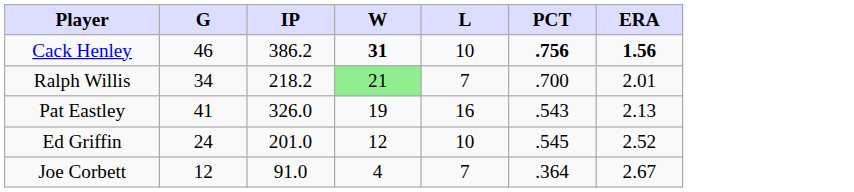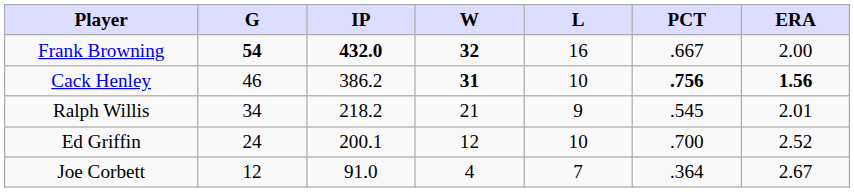+ row: (101, 50)
(378, 80) lightgreen background -> (469, 111) no background
(465, 80) 7 -> (578, 111) 9
(552, 80) .700 -> (687, 111) .545
- row: (82, 111)
(290, 141) 201.0 -> (361, 141) 200.1
(552, 141) .545 -> (687, 141) .700
